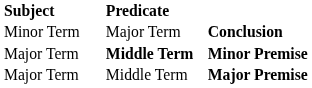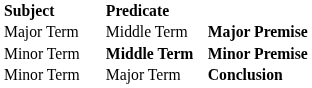rows swapped: (258, 75) <-> (245, 32)
(41, 53) Major Term -> (42, 53) Minor Term
